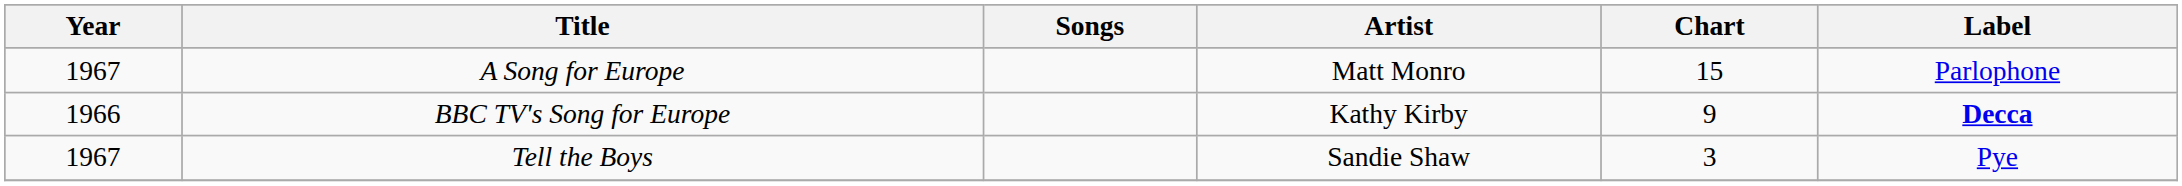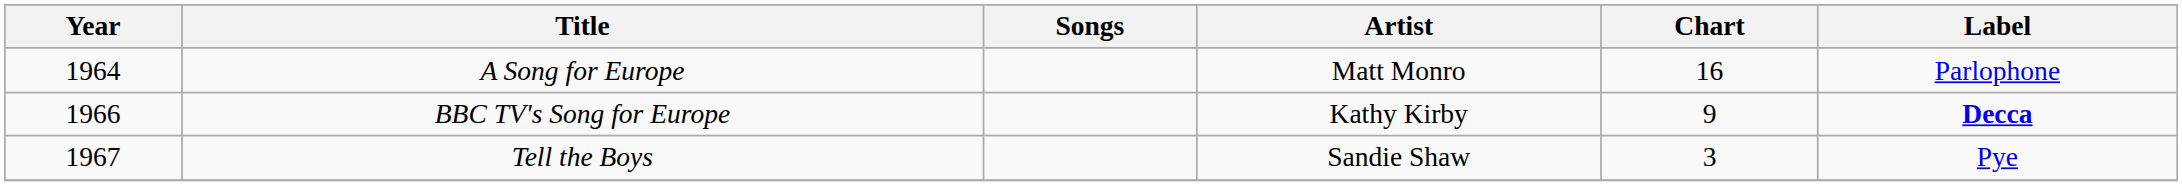(93, 69) 1967 -> (93, 69) 1964
(1710, 69) 15 -> (1710, 69) 16
